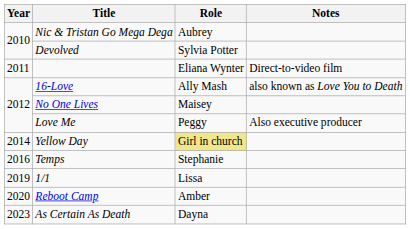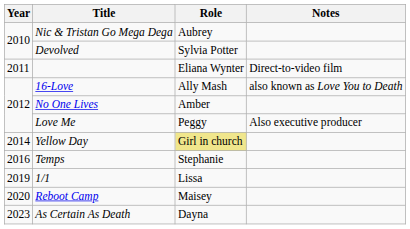(195, 104) Maisey -> (194, 104) Amber
(194, 196) Amber -> (195, 196) Maisey
